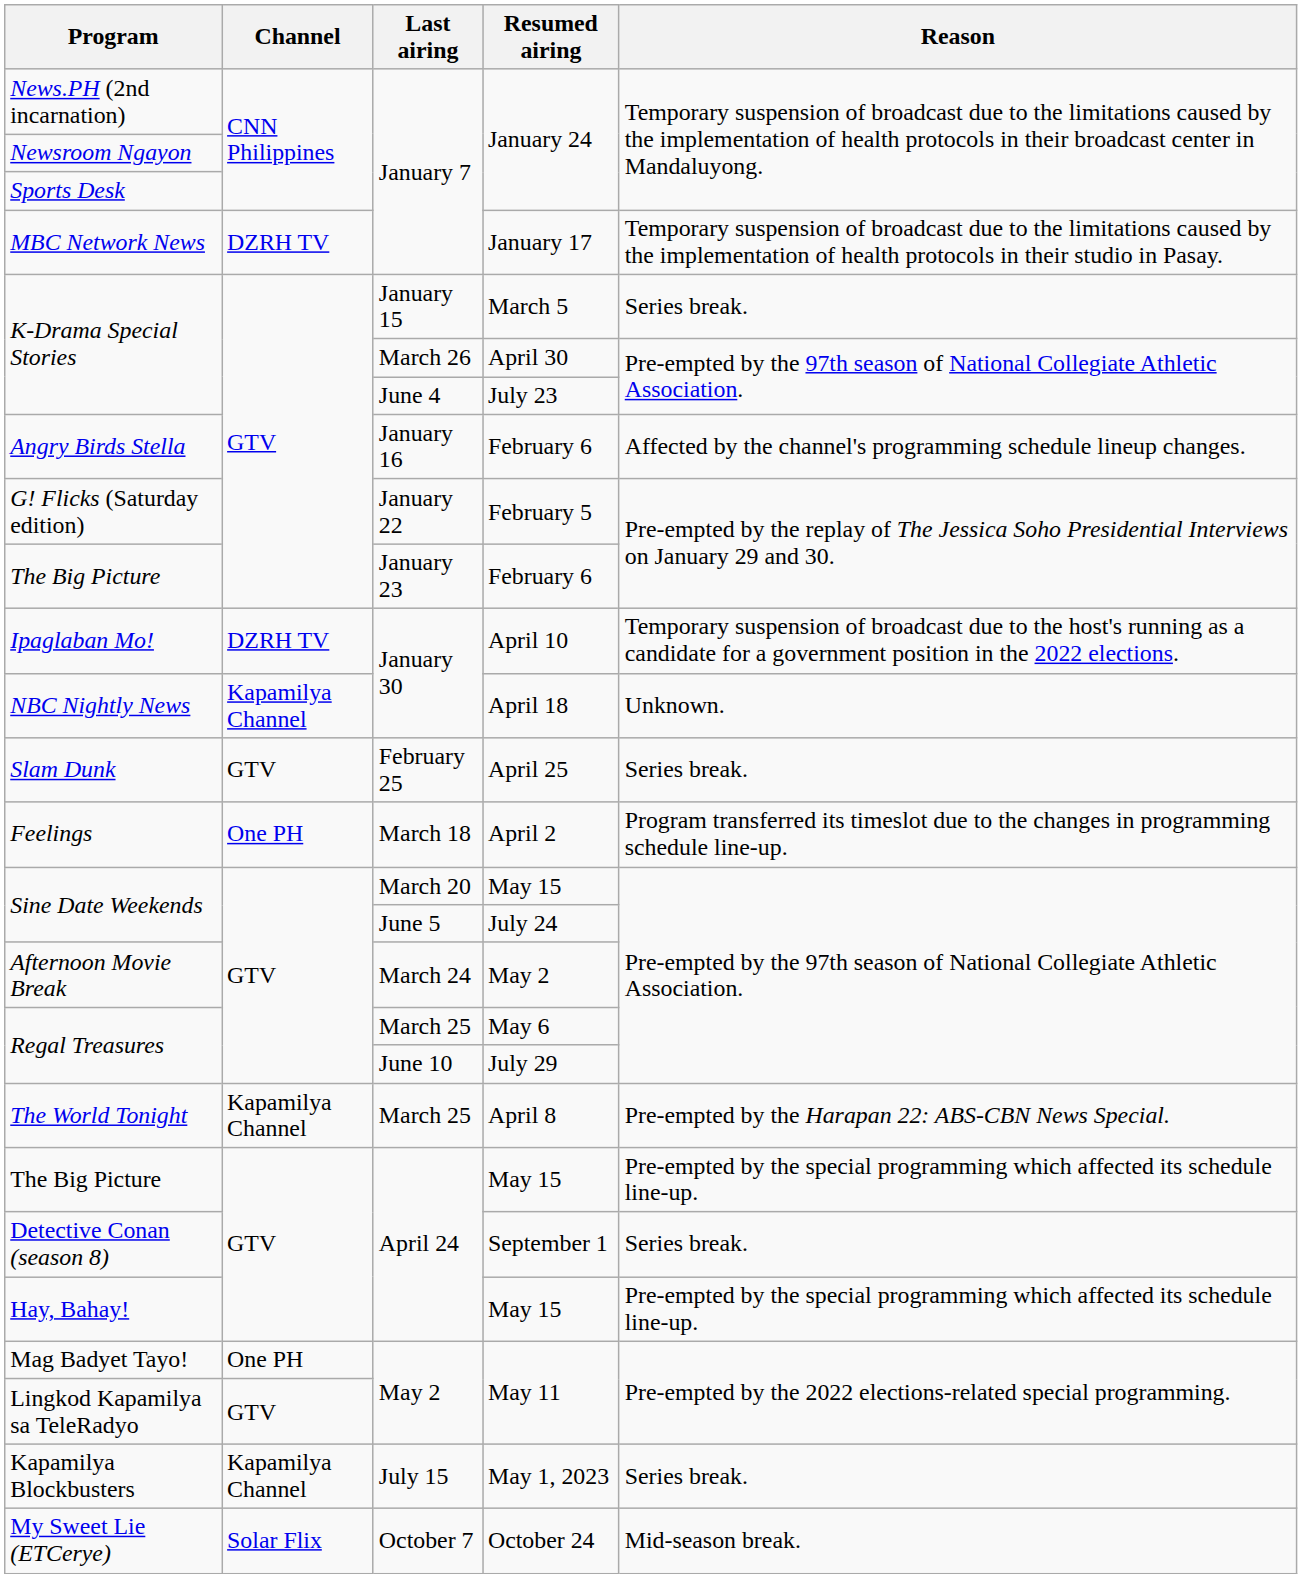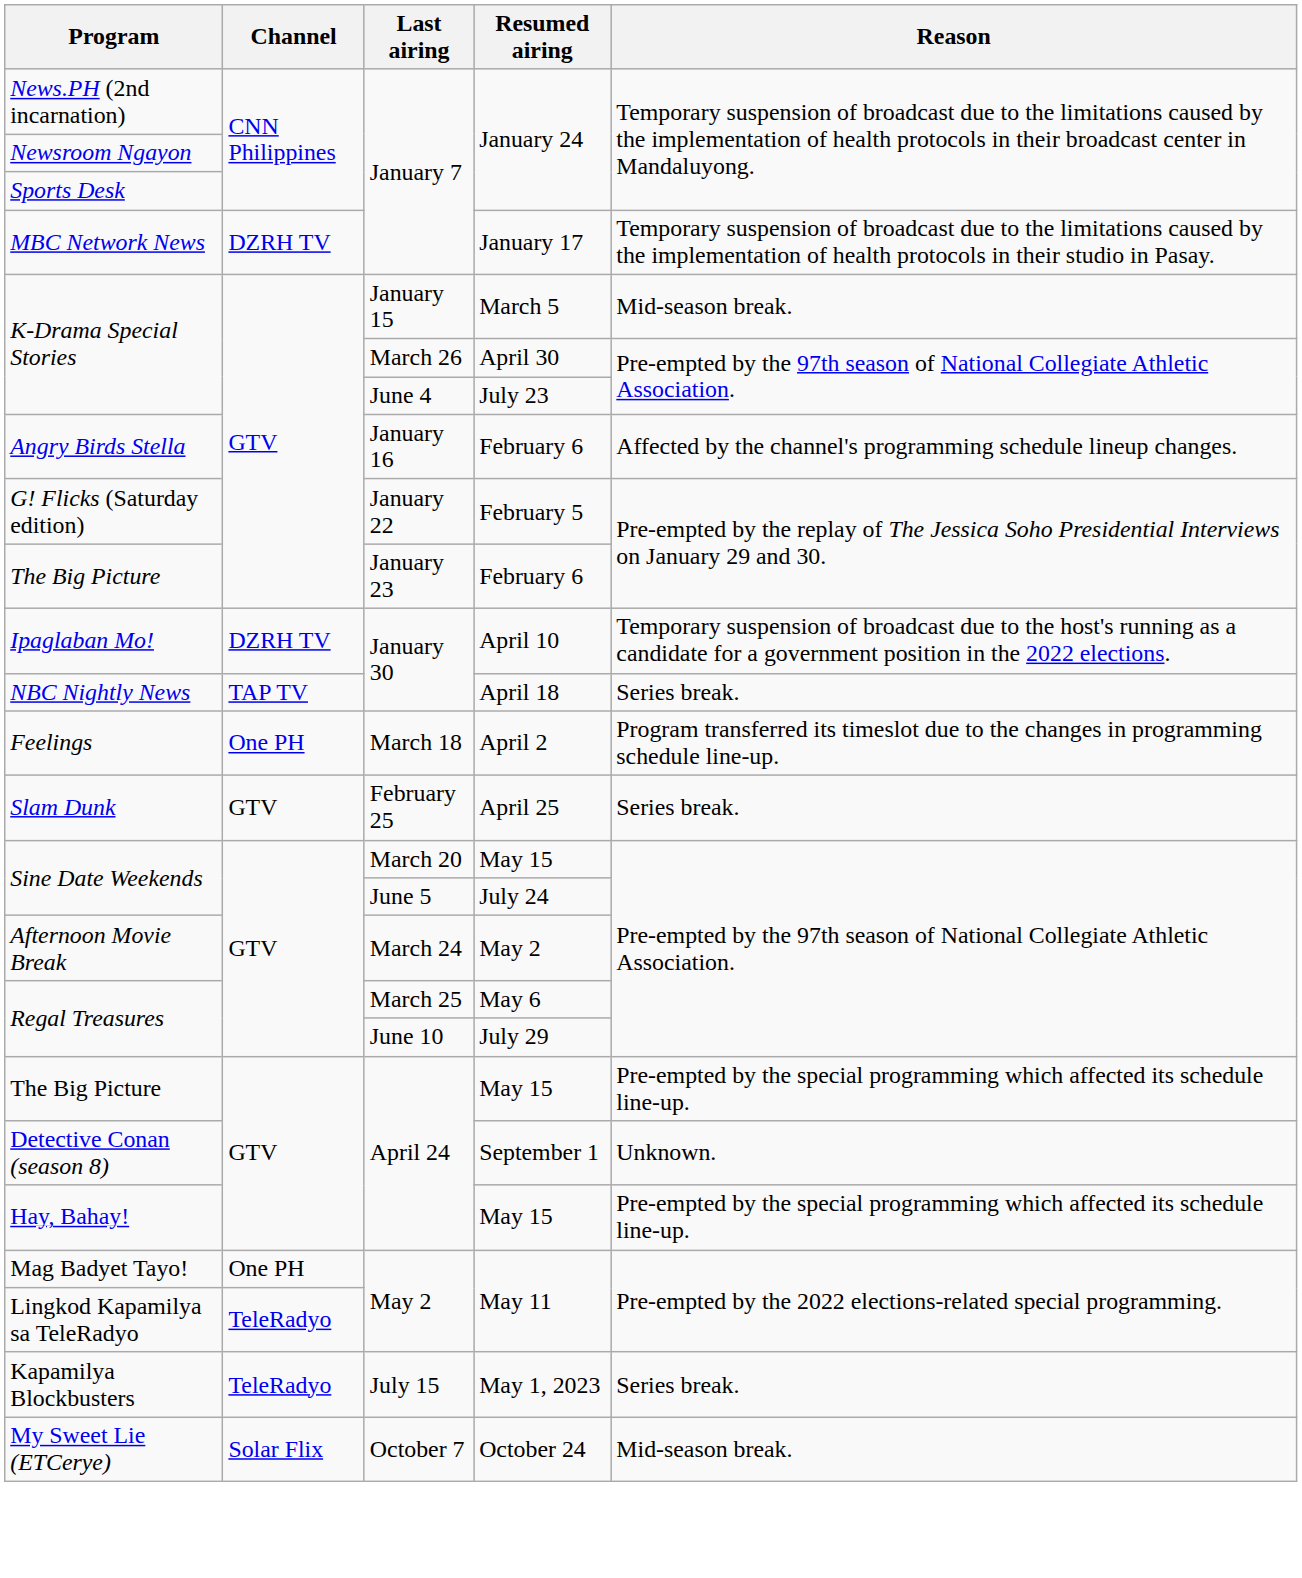(686, 306) Series break. -> (704, 306) Mid-season break.
(279, 705) Kapamilya Channel -> (268, 691) TAP TV
(675, 705) Unknown. -> (678, 691) Series break.
rows swapped: (63, 769) <-> (51, 834)
- row: (99, 1114)
(686, 1244) Series break. -> (666, 1152) Unknown.
(252, 1411) GTV -> (280, 1319) TeleRadyo
(279, 1475) Kapamilya Channel -> (280, 1384) TeleRadyo
